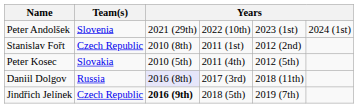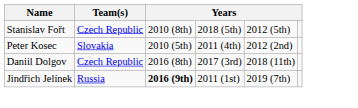- row: (38, 29)
(223, 45) 2011 (1st) -> (219, 29) 2018 (5th)
(278, 45) 2012 (2nd) -> (268, 29) 2012 (5th)
(277, 62) 2012 (5th) -> (270, 45) 2012 (2nd)
(91, 78) Russia -> (110, 62) Czech Republic
(170, 78) lavender background -> (170, 62) no background
(110, 95) Czech Republic -> (91, 78) Russia
(223, 95) 2018 (5th) -> (219, 78) 2011 (1st)
